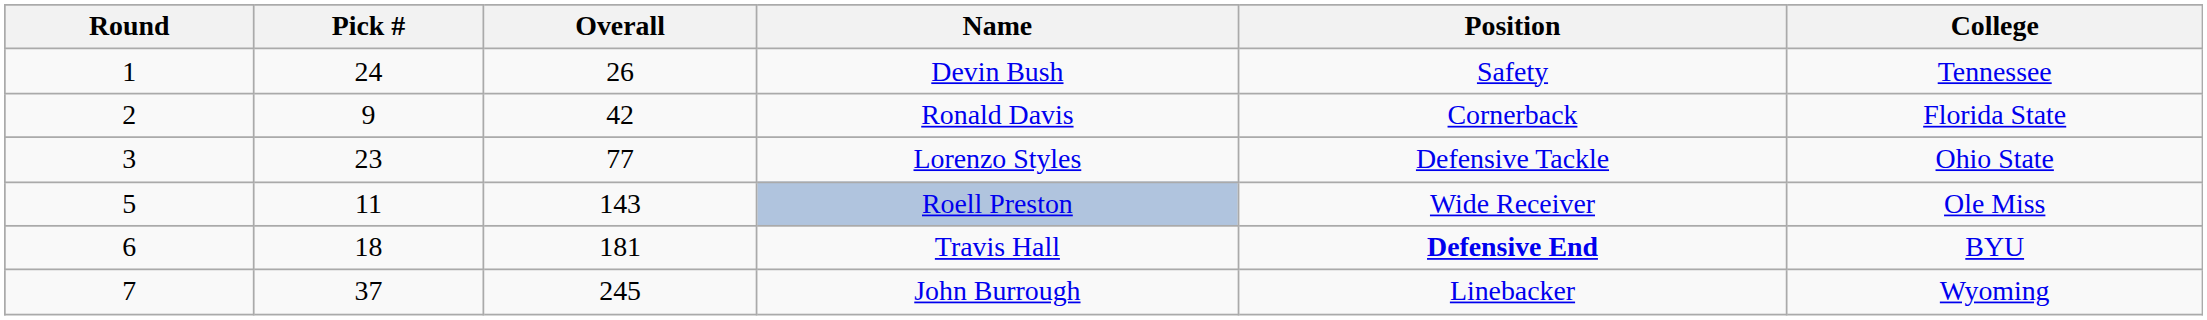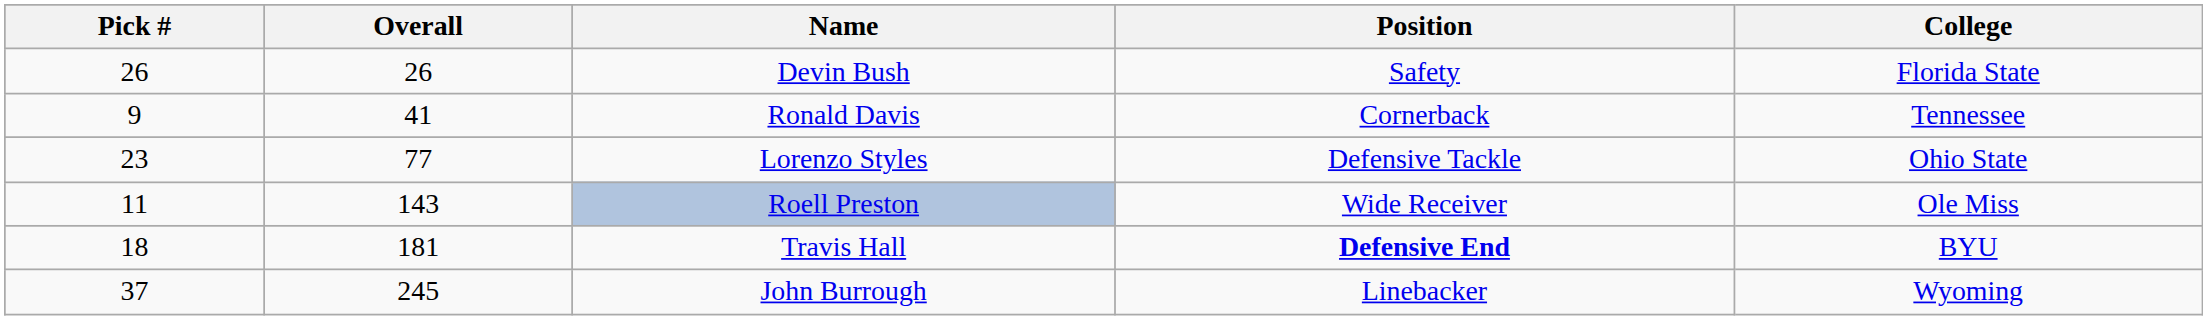- column: (129, 26)
(369, 70) 24 -> (135, 70) 26
(1995, 70) Tennessee -> (1968, 70) Florida State
(620, 114) 42 -> (418, 114) 41
(1995, 114) Florida State -> (1968, 114) Tennessee
